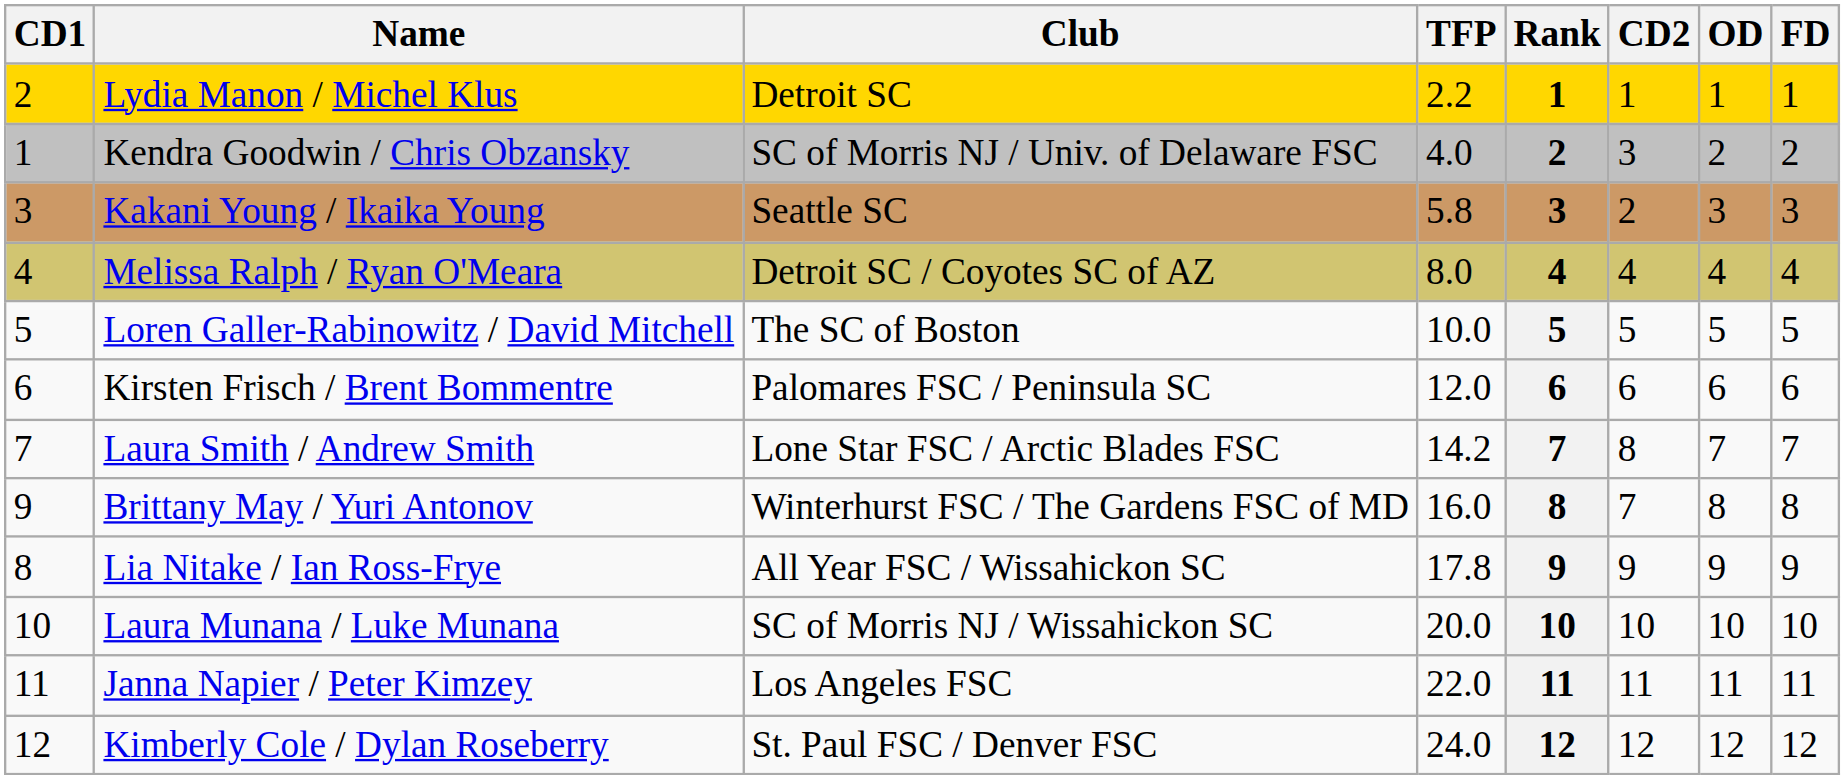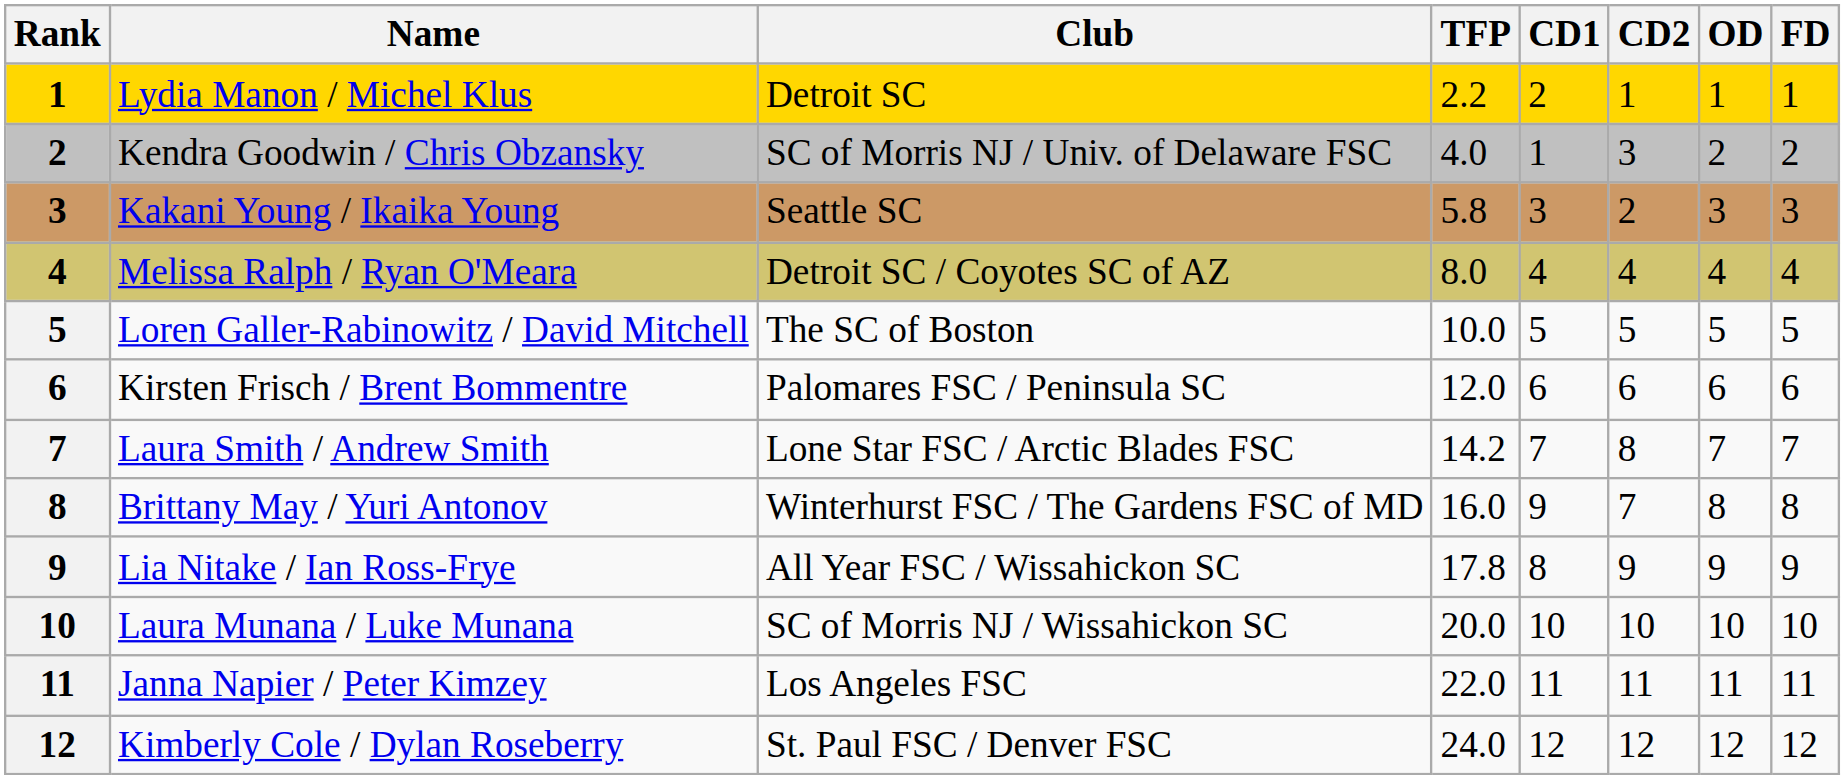columns swapped: (1557, 34) <-> (50, 34)
